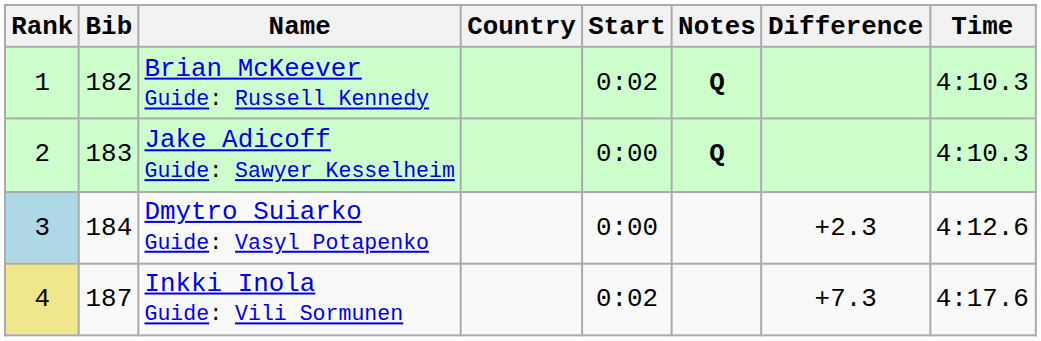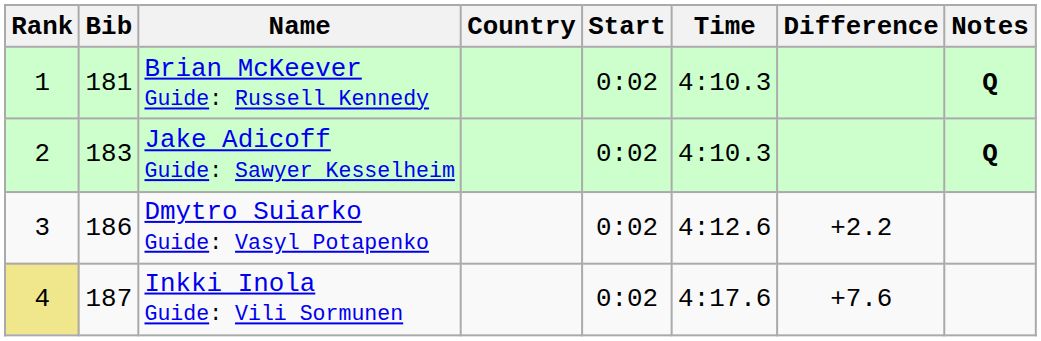columns swapped: (982, 26) <-> (717, 26)
(109, 83) 182 -> (109, 83) 181
(627, 155) 0:00 -> (627, 155) 0:02
(42, 227) lightblue background -> (42, 227) no background
(109, 227) 184 -> (109, 227) 186
(627, 227) 0:00 -> (627, 227) 0:02
(846, 227) +2.3 -> (861, 227) +2.2
(846, 299) +7.3 -> (861, 299) +7.6
